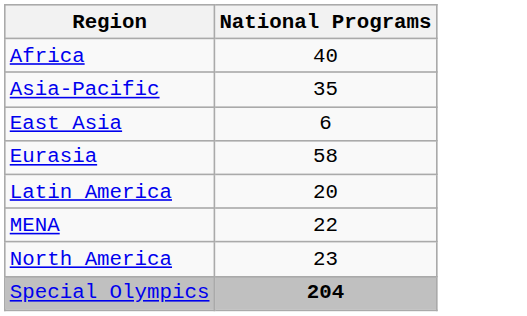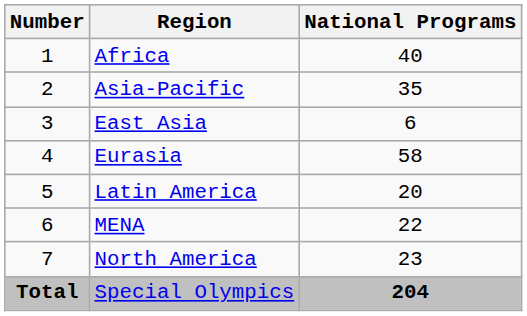+ column: (47, 22)
